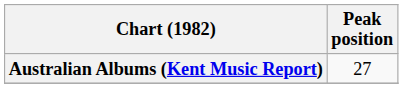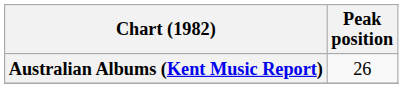(362, 68) 27 -> (362, 68) 26
